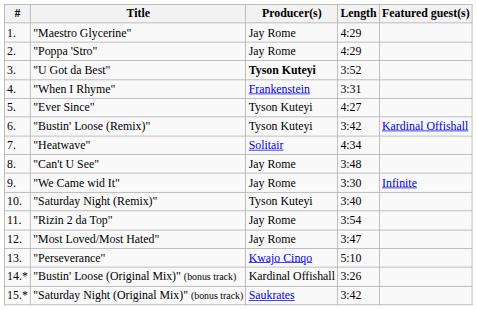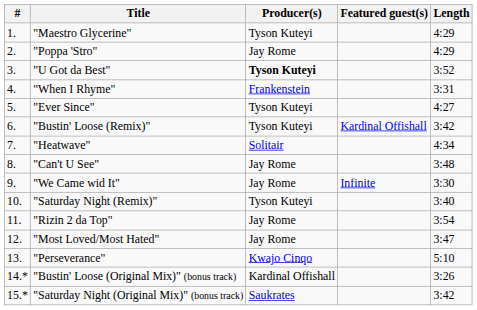columns swapped: (426, 13) <-> (359, 13)
(272, 32) Jay Rome -> (281, 32) Tyson Kuteyi
